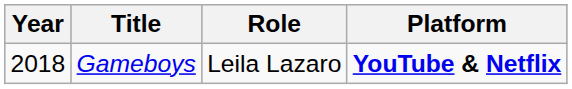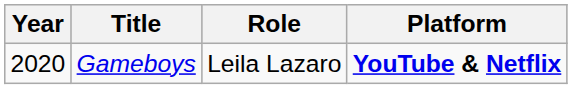(38, 63) 2018 -> (38, 63) 2020
